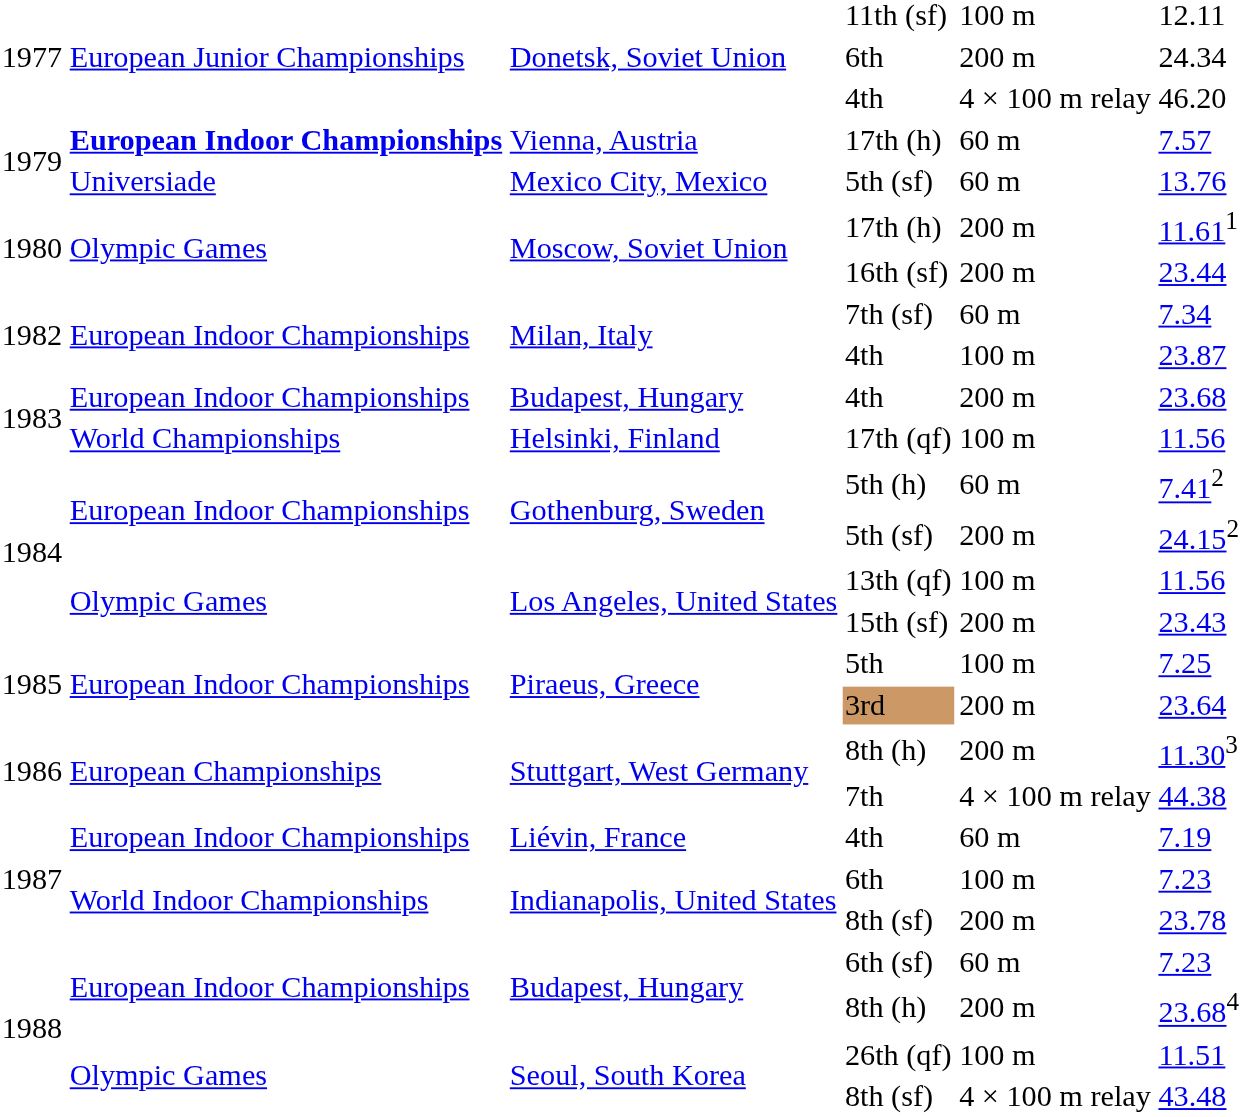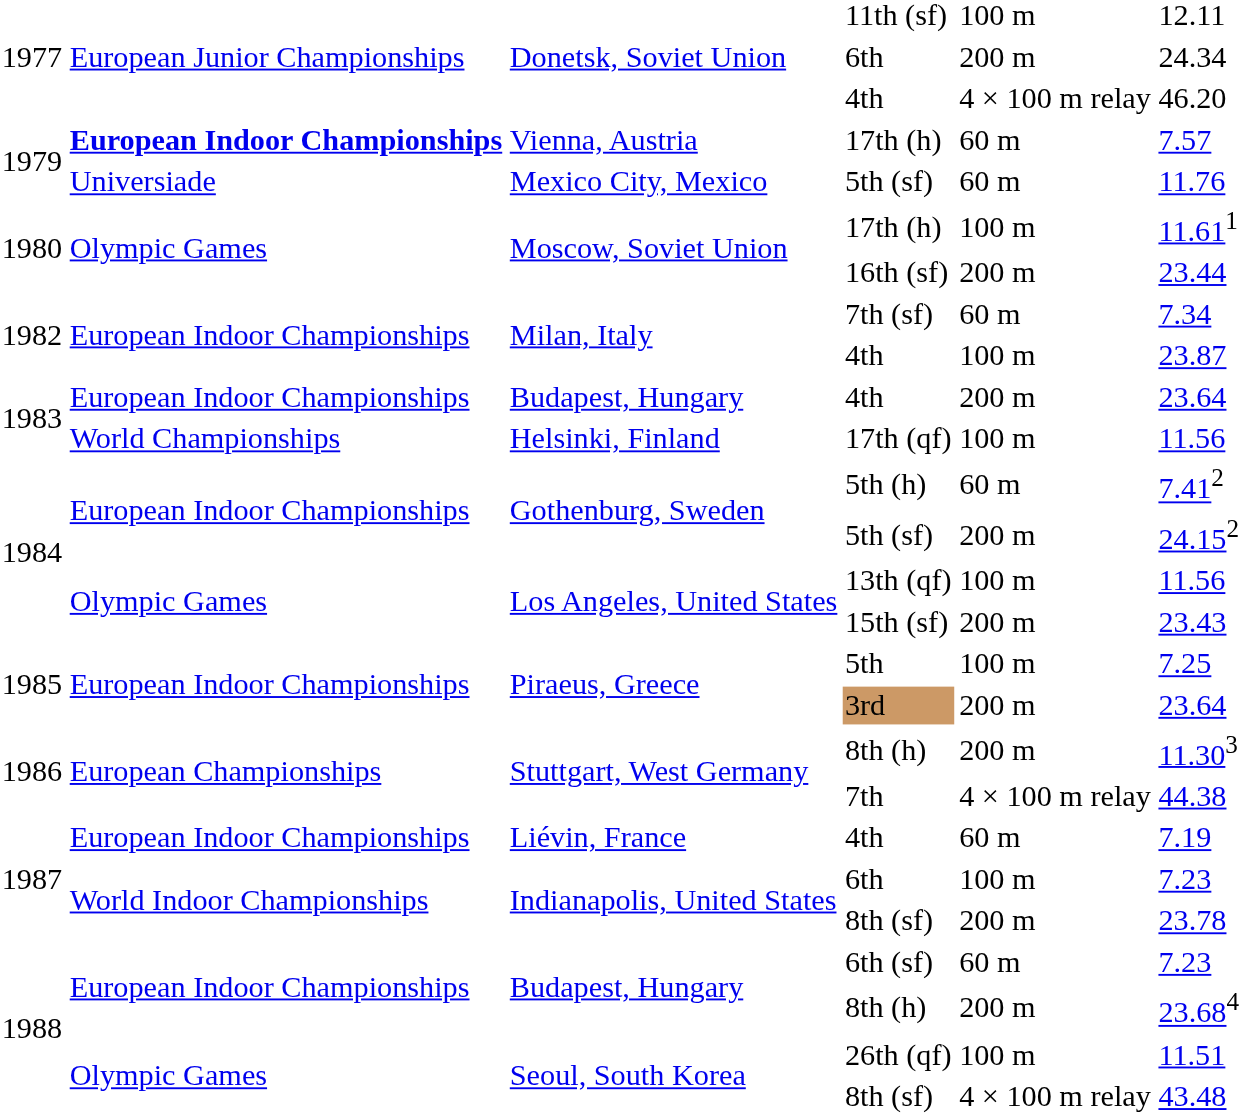(1192, 181) 13.76 -> (1192, 181) 11.76
(997, 227) 200 m -> (997, 227) 100 m
(1192, 397) 23.68 -> (1192, 397) 23.64
